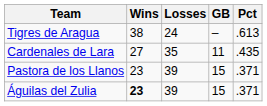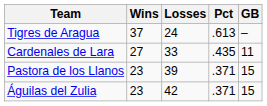columns swapped: (247, 14) <-> (221, 14)
(136, 33) 38 -> (136, 33) 37
(171, 52) 35 -> (171, 52) 33
(136, 91) bold -> (136, 91) normal
(171, 91) 39 -> (171, 91) 42
